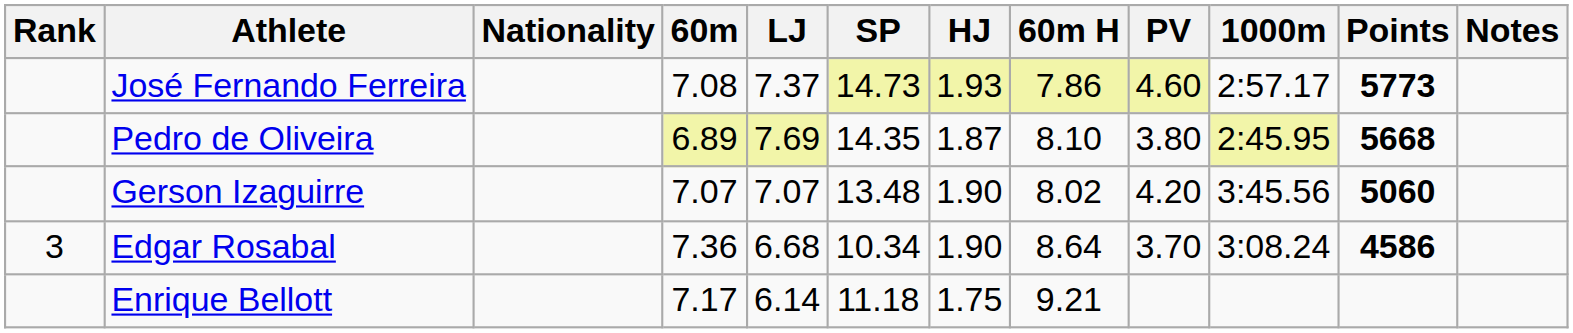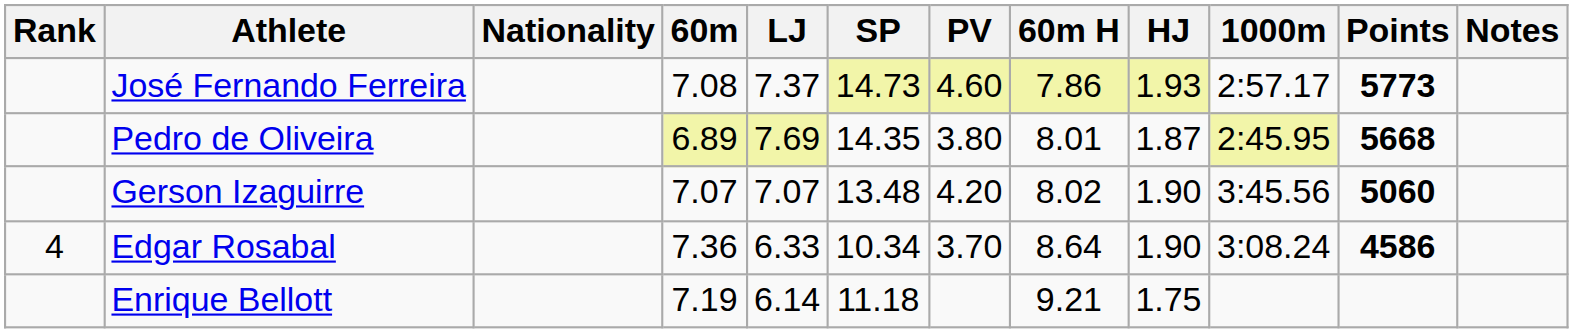columns swapped: (969, 31) <-> (1168, 31)
(1069, 138) 8.10 -> (1069, 138) 8.01
(54, 246) 3 -> (54, 246) 4
(787, 246) 6.68 -> (787, 246) 6.33
(705, 300) 7.17 -> (705, 300) 7.19
